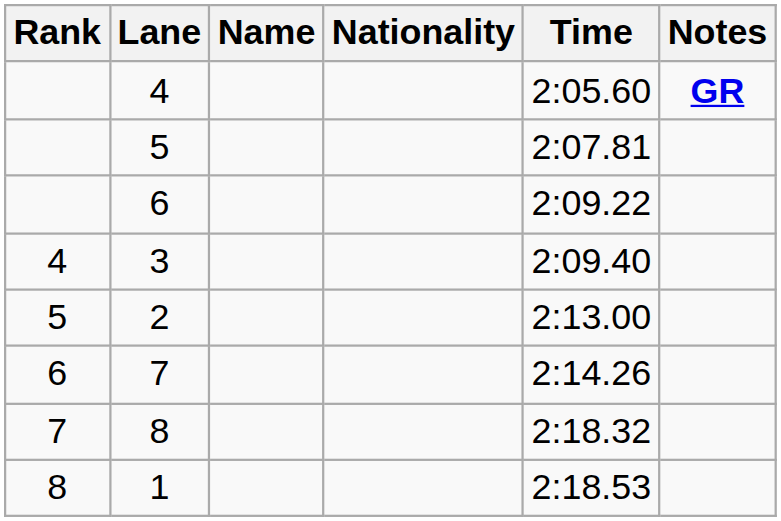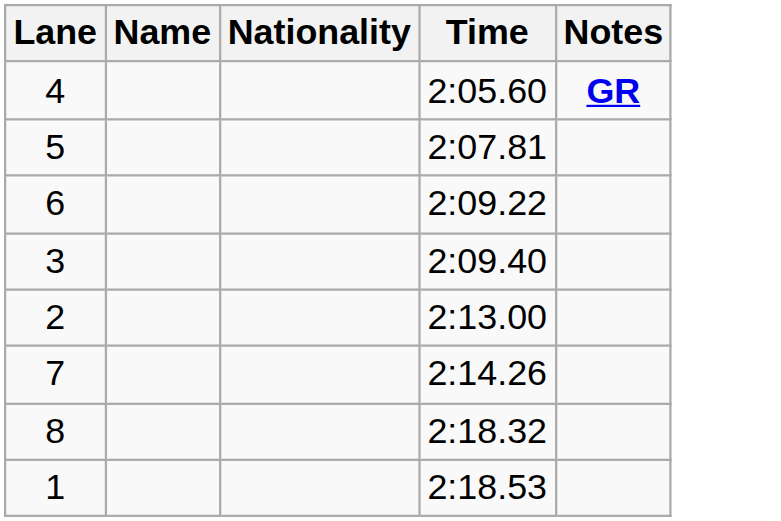- column: (57, 32)
